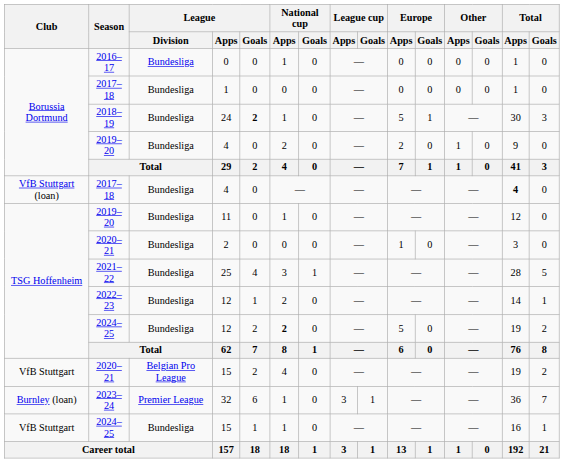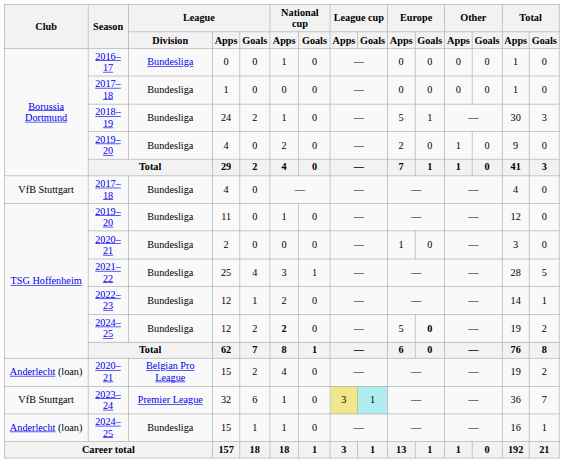(255, 117) bold -> (255, 117) normal
(47, 189) VfB Stuttgart (loan) -> (46, 189) VfB Stuttgart
(516, 189) bold -> (516, 189) normal
(430, 328) normal -> (430, 328) bold
(47, 372) VfB Stuttgart -> (46, 372) Anderlecht (loan)
(47, 400) Burnley (loan) -> (46, 400) VfB Stuttgart
(344, 400) no background -> (344, 400) khaki background
(373, 400) no background -> (373, 400) paleturquoise background
(47, 427) VfB Stuttgart -> (46, 427) Anderlecht (loan)
